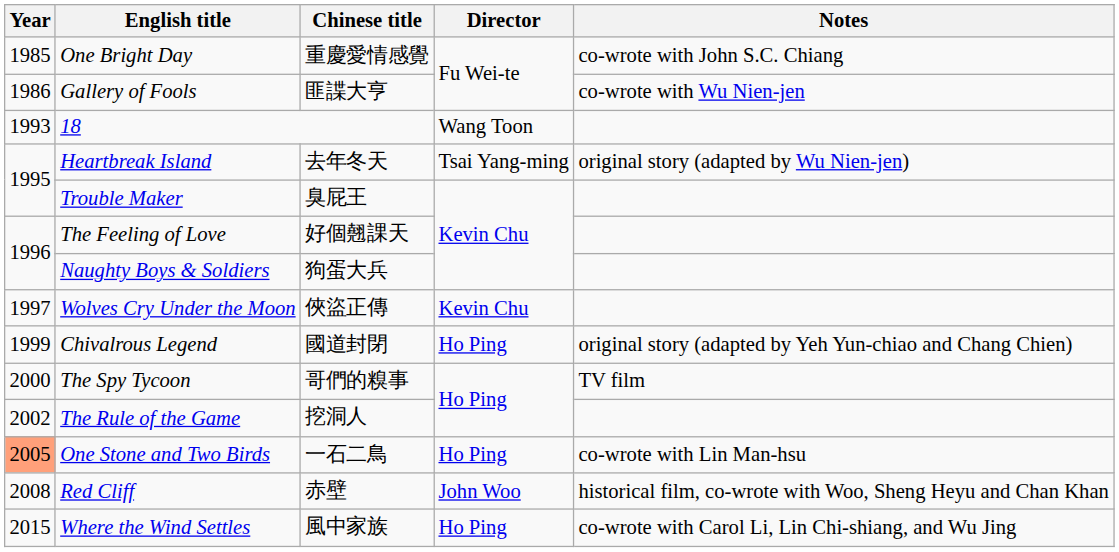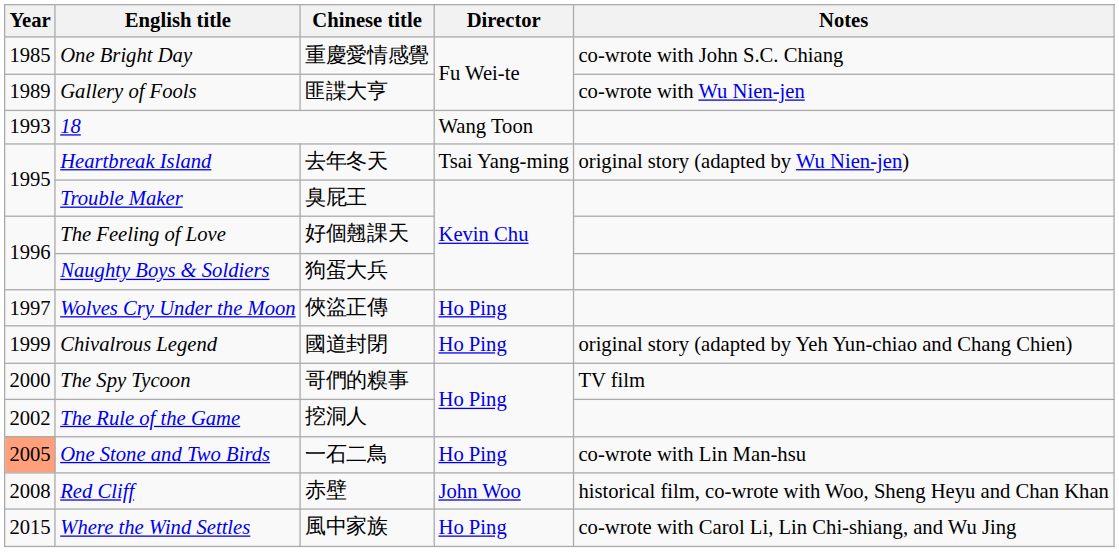(30, 92) 1986 -> (30, 92) 1989
(483, 307) Kevin Chu -> (473, 307) Ho Ping
